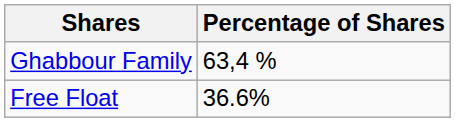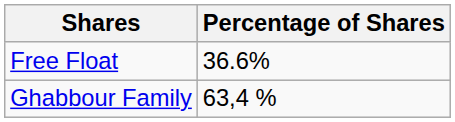rows swapped: (101, 60) <-> (64, 98)
